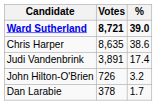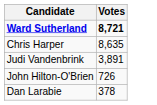- column: (140, 12)
